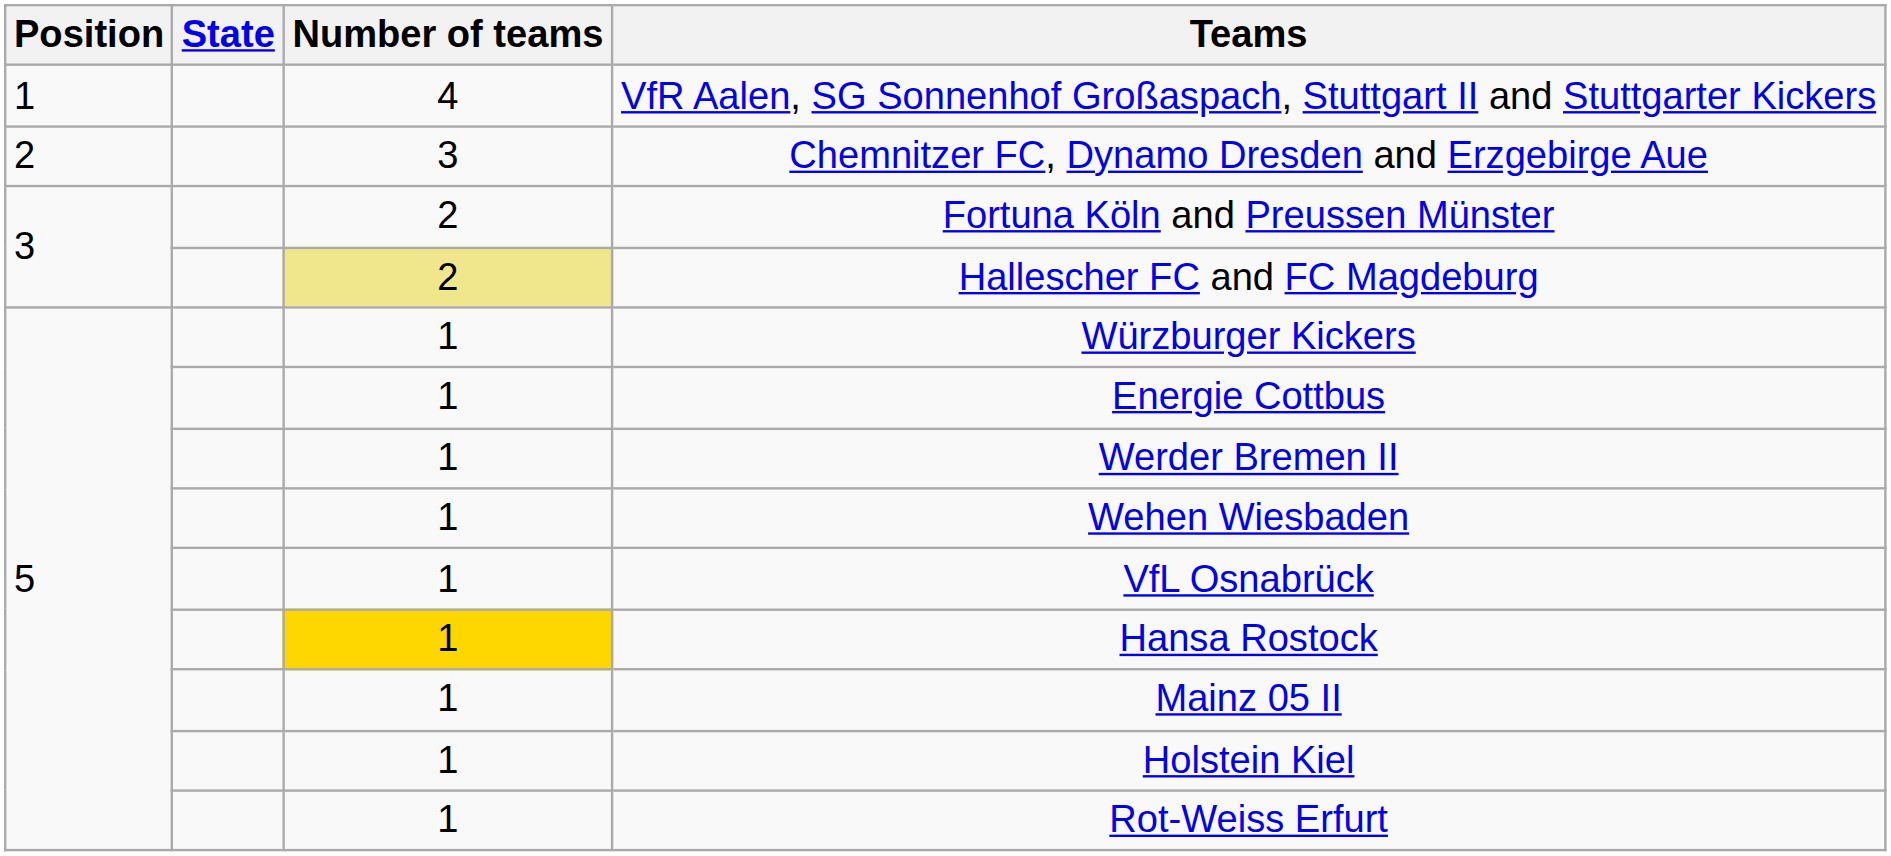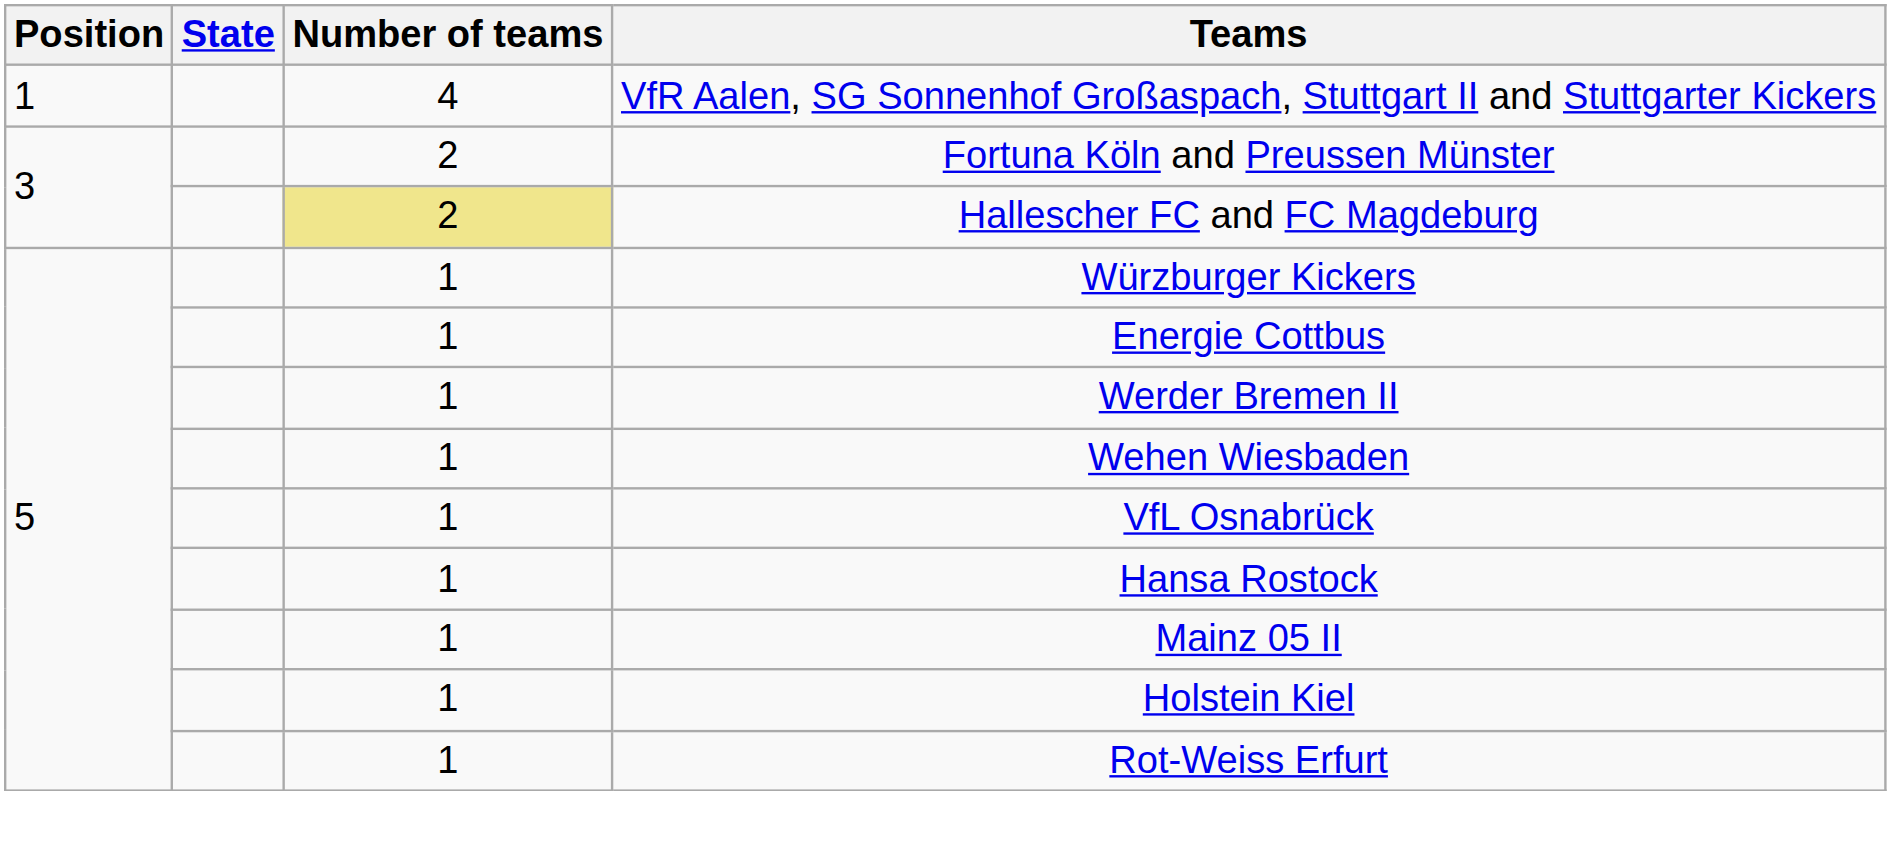- row: (1249, 155)
(448, 638) gold background -> (448, 578) no background
